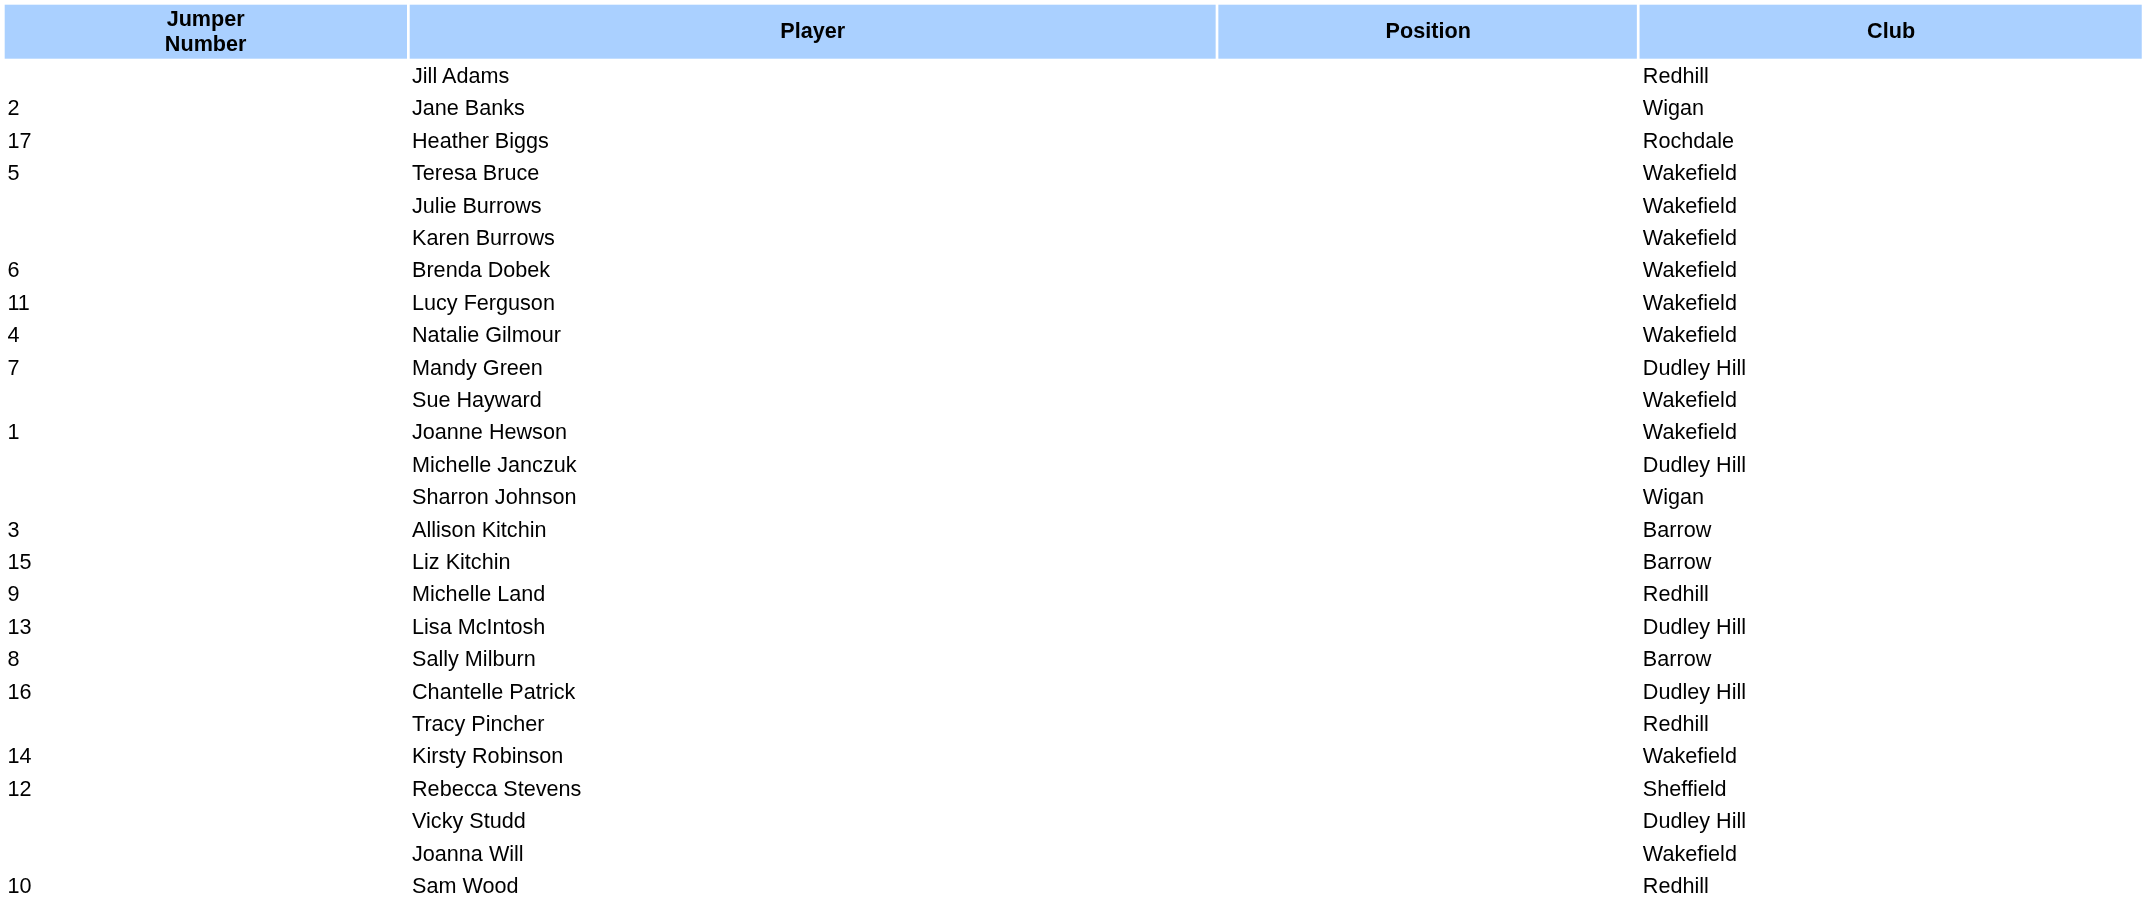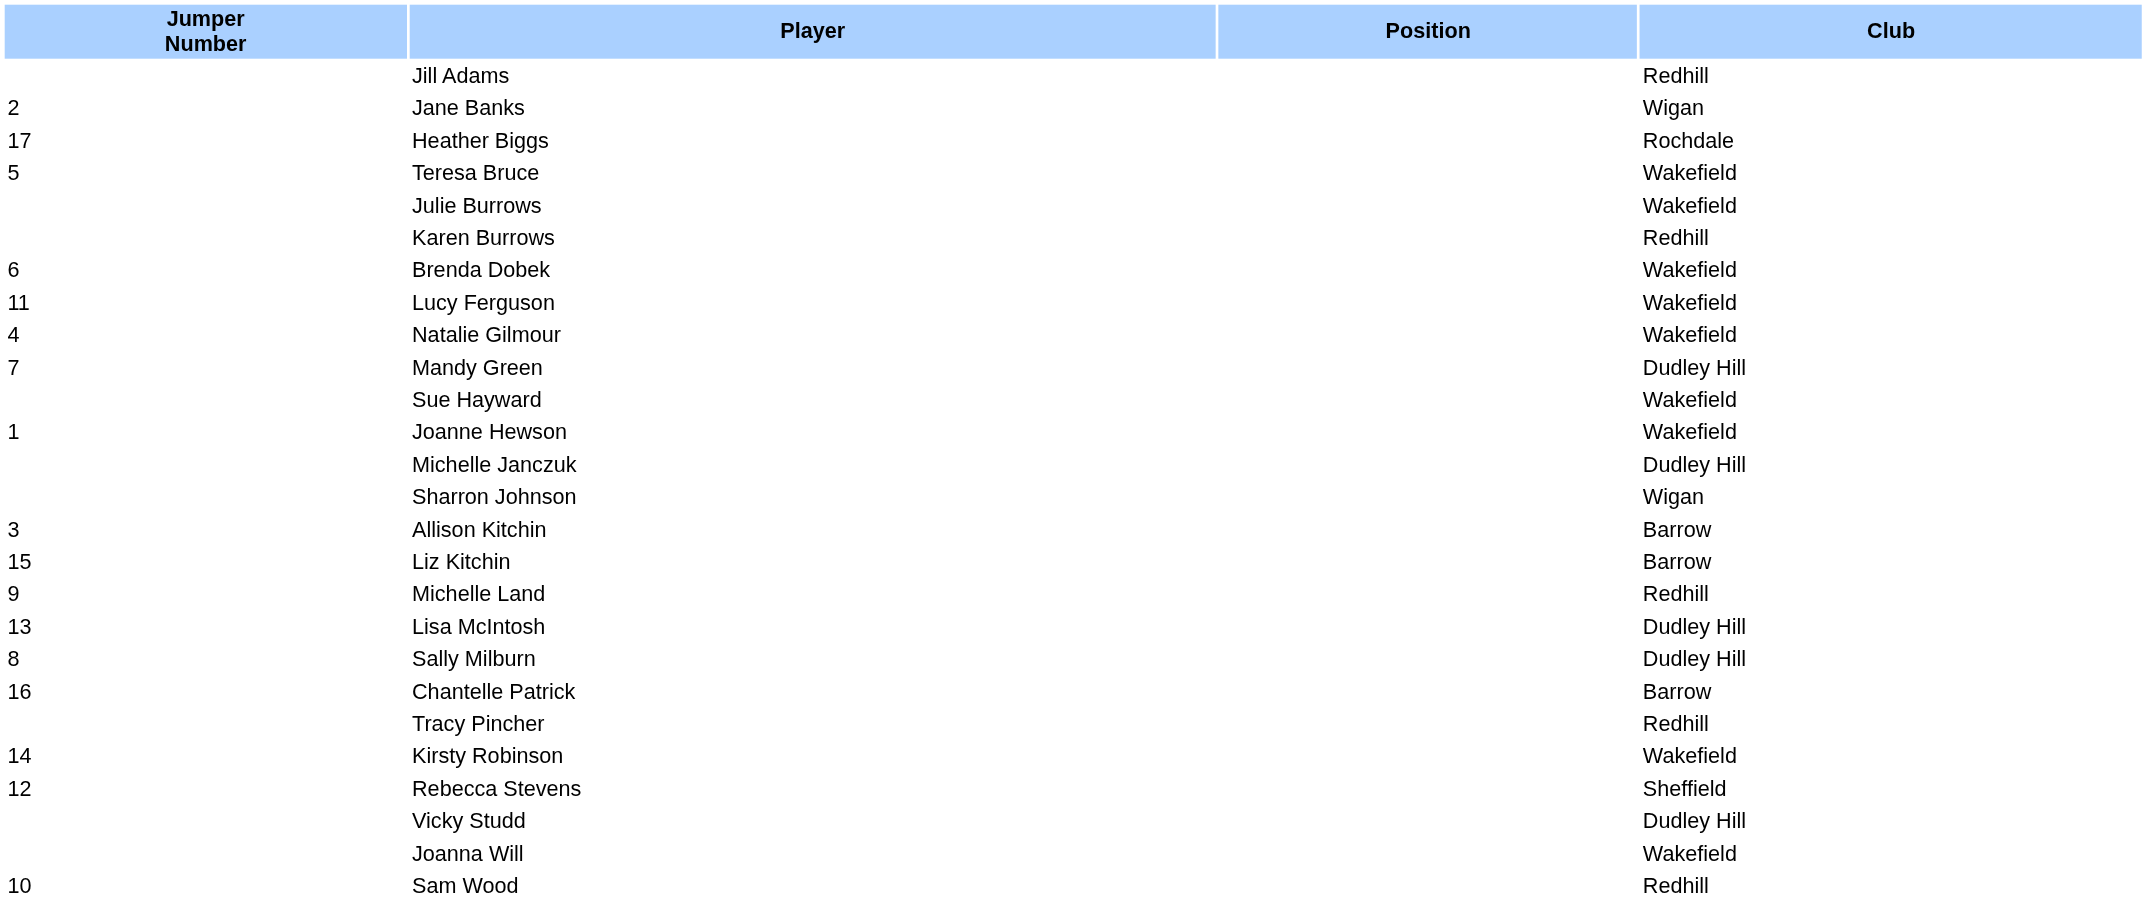(1690, 238) Wakefield -> (1676, 238) Redhill
(1677, 659) Barrow -> (1694, 659) Dudley Hill
(1694, 691) Dudley Hill -> (1677, 691) Barrow
